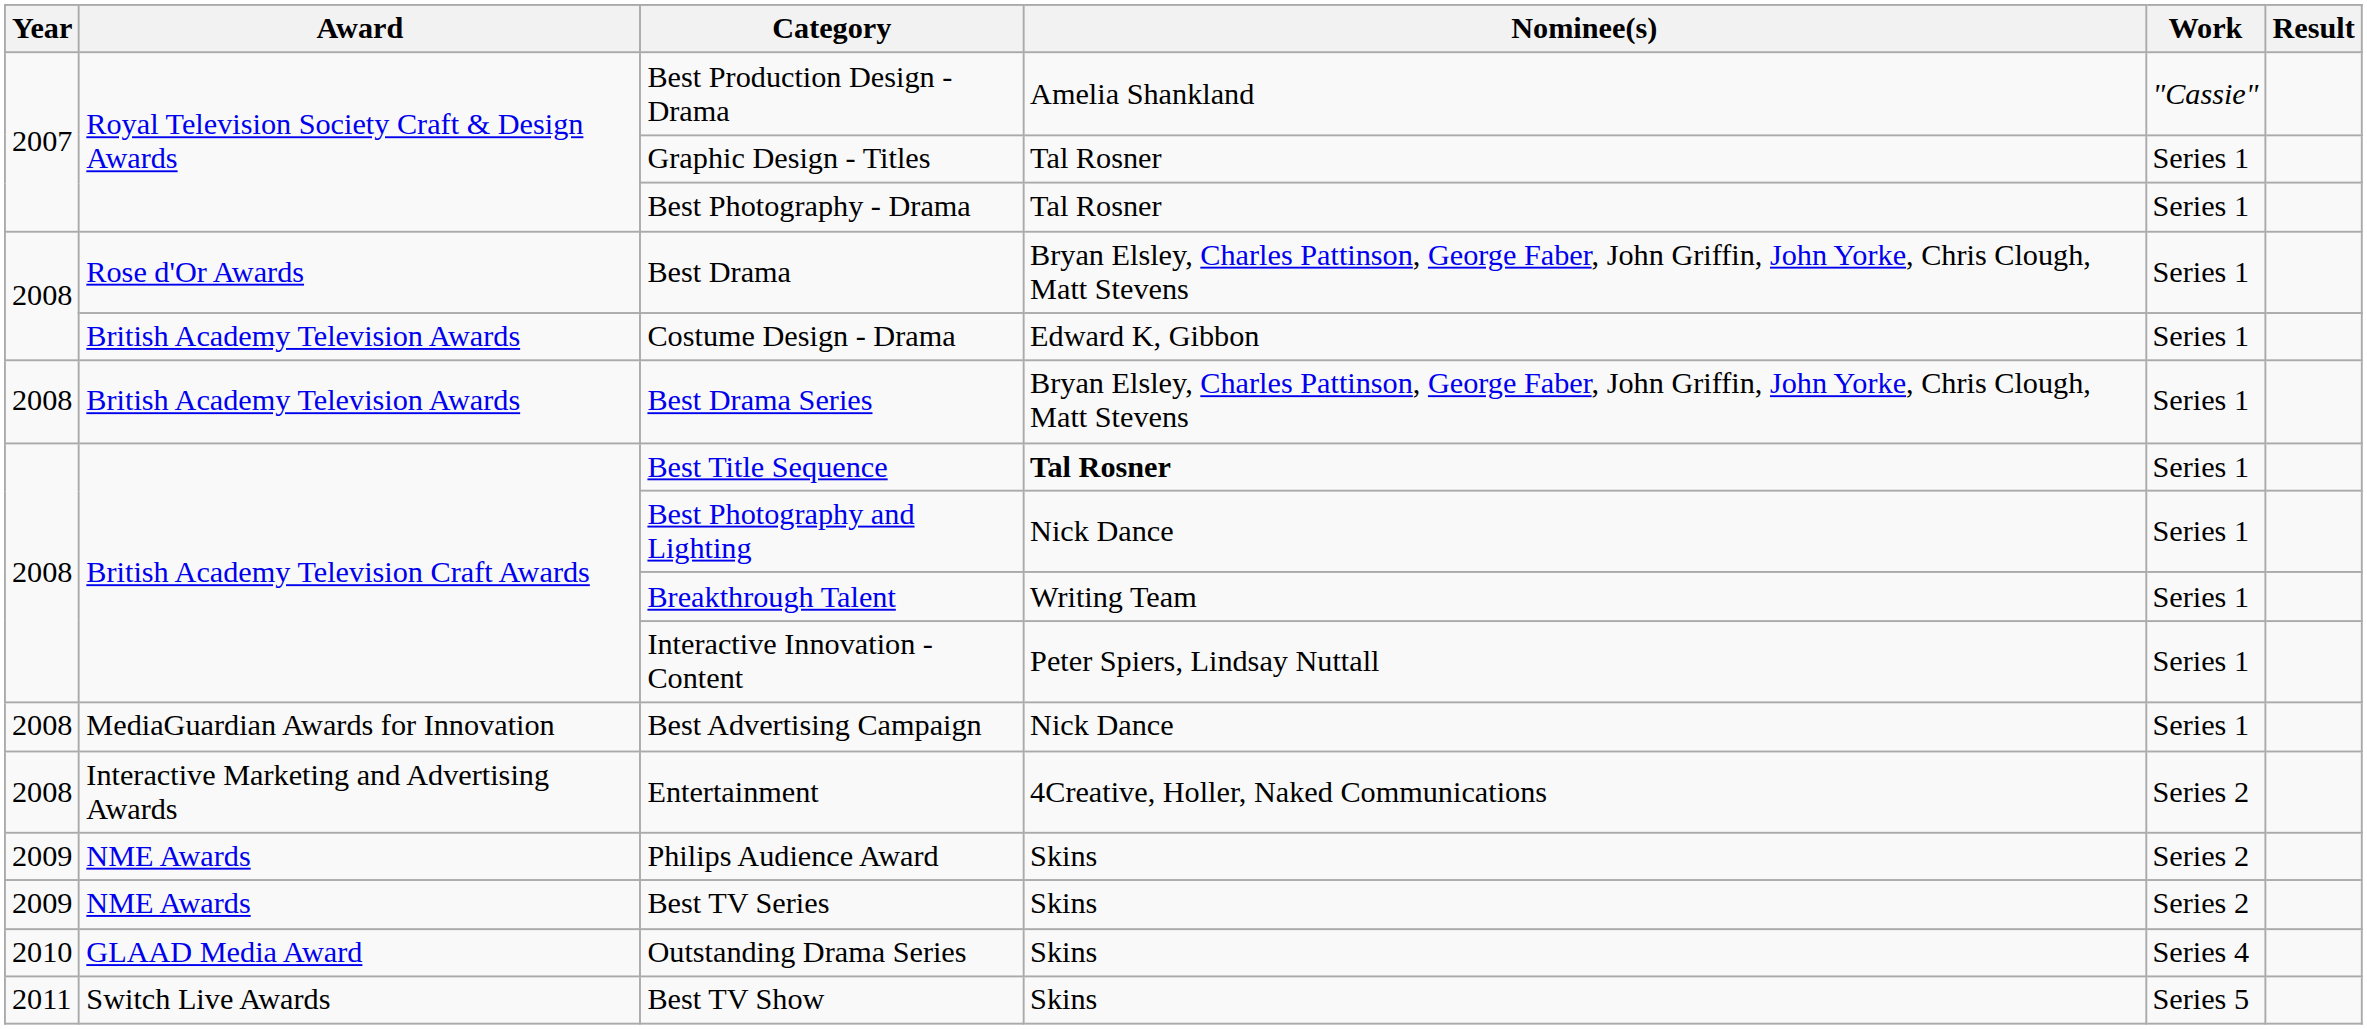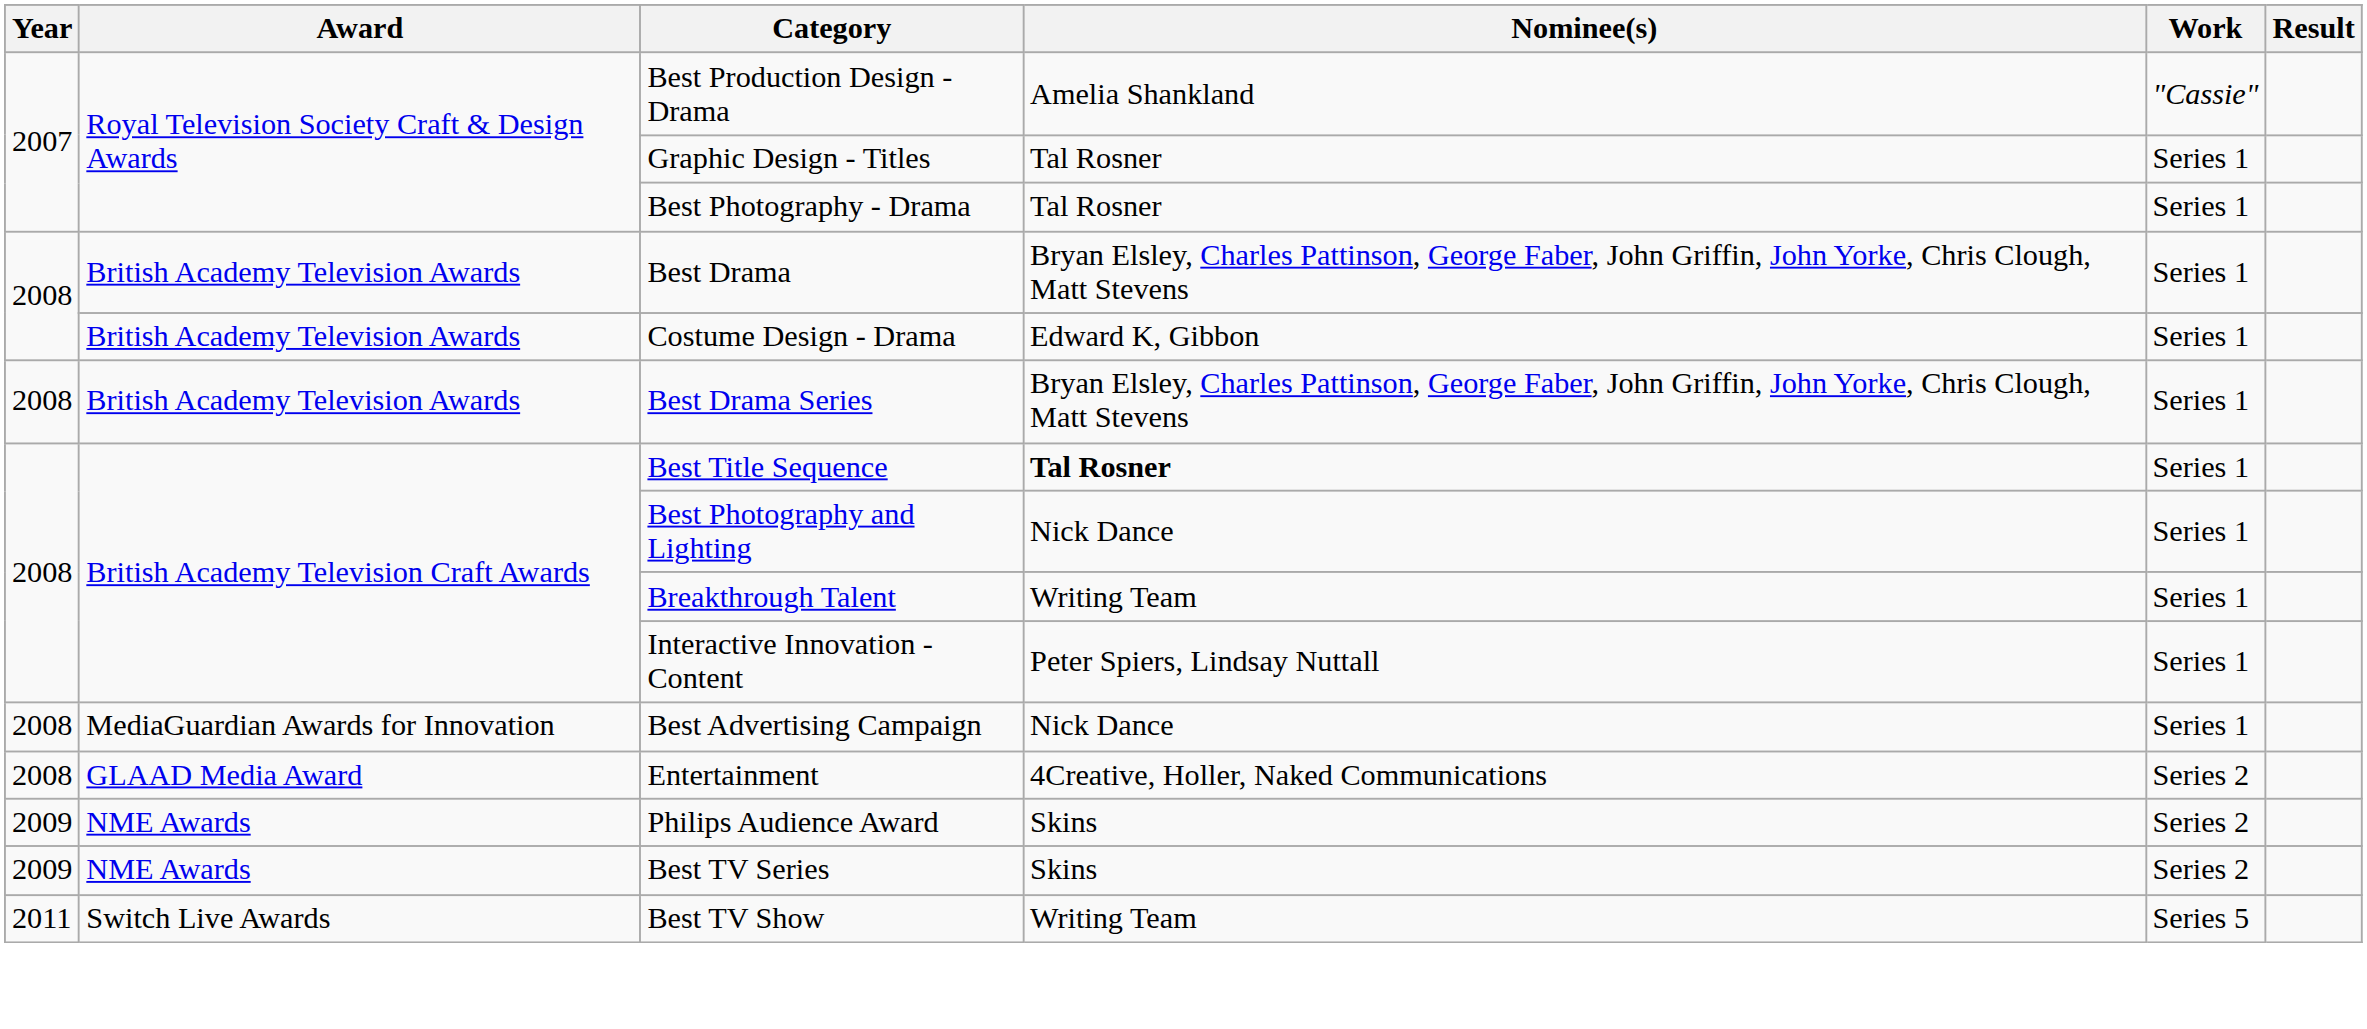(195, 271) Rose d'Or Awards -> (303, 271) British Academy Television Awards
(318, 791) Interactive Marketing and Advertising Awards -> (224, 774) GLAAD Media Award
- row: (807, 951)
(1064, 999) Skins -> (1113, 917) Writing Team
